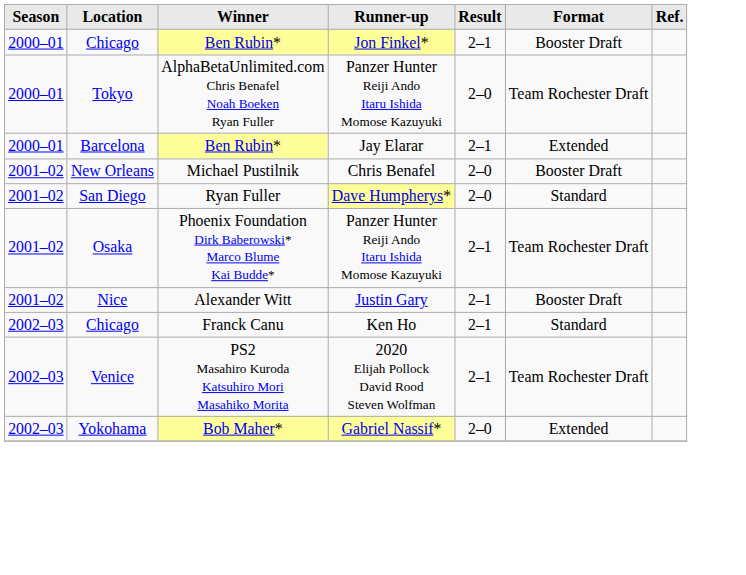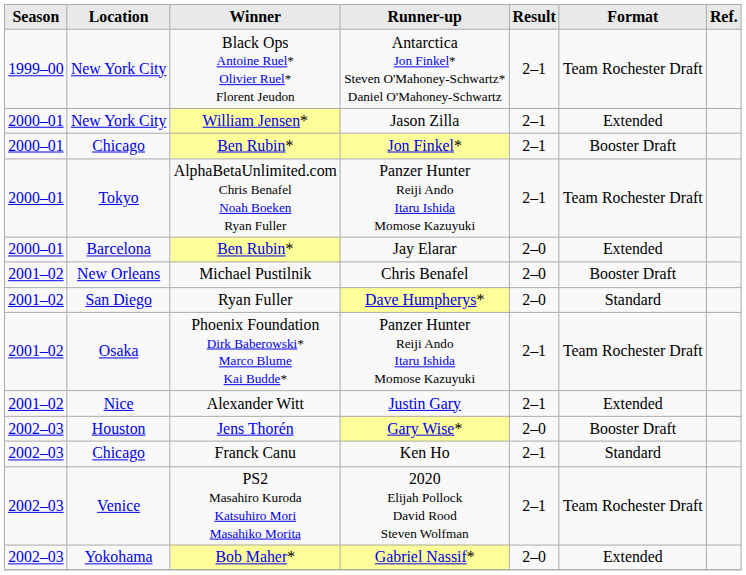+ row: (255, 68)
+ row: (255, 120)
(480, 94) 2–0 -> (534, 197) 2–1
(480, 145) 2–1 -> (534, 249) 2–0
(579, 299) Booster Draft -> (633, 403) Extended
+ row: (255, 428)
